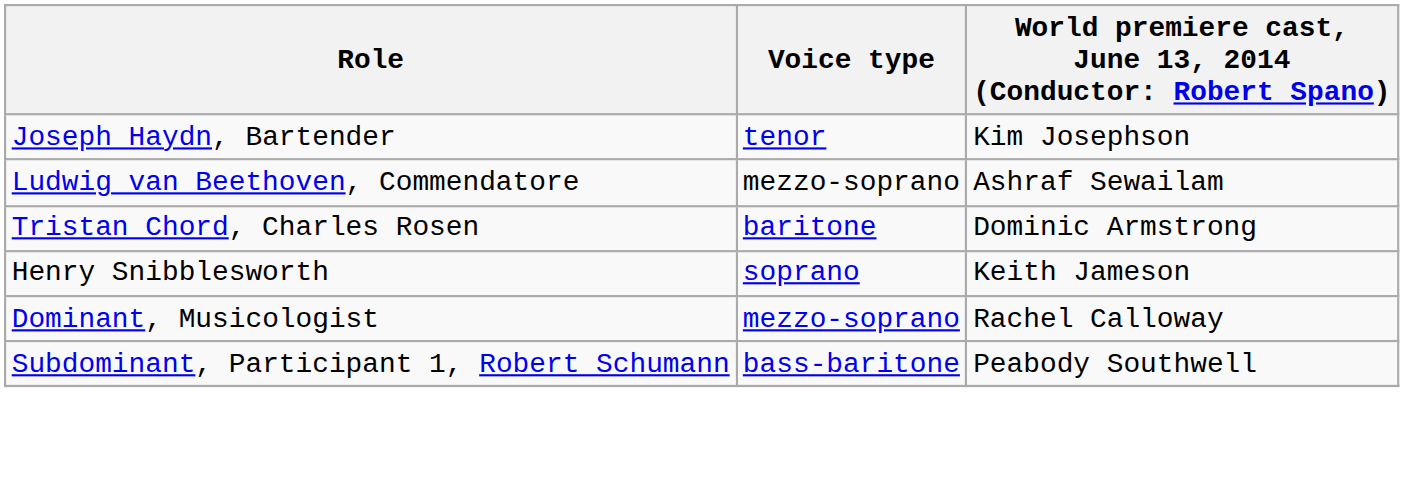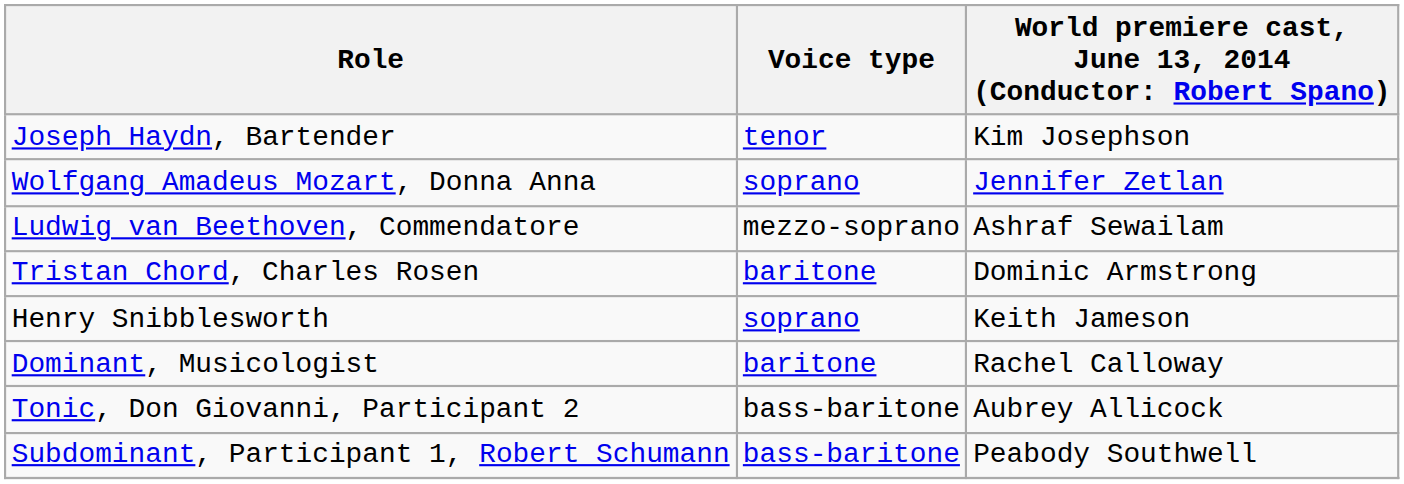+ row: (304, 183)
(851, 319) mezzo-soprano -> (810, 364) baritone
+ row: (296, 409)
